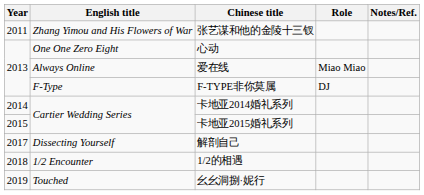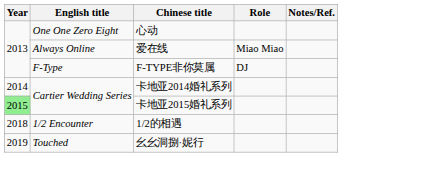- row: (255, 30)
(17, 124) no background -> (17, 105) lightgreen background
- row: (218, 142)
